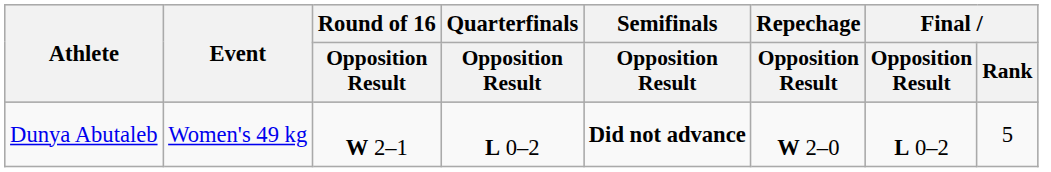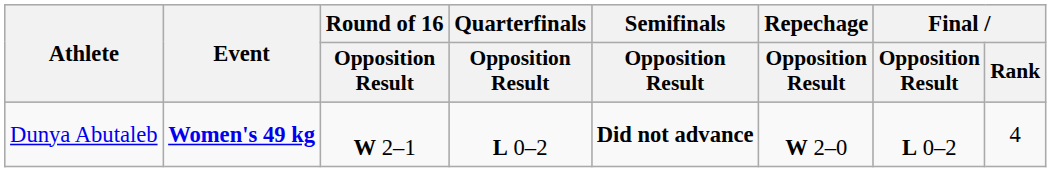(238, 134) normal -> (242, 134) bold
(1007, 134) 5 -> (1015, 134) 4
